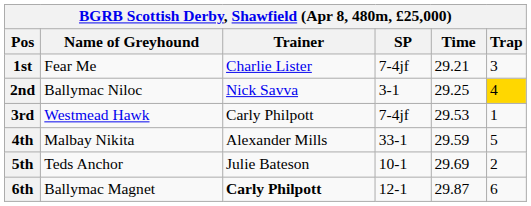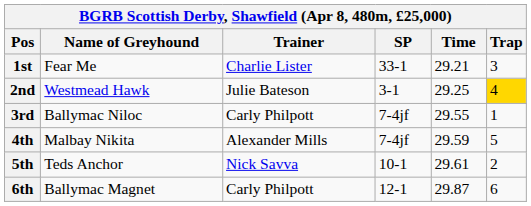(394, 66) 7-4jf -> (393, 66) 33-1
(93, 90) Ballymac Niloc -> (97, 90) Westmead Hawk
(262, 90) Nick Savva -> (268, 90) Julie Bateson
(97, 115) Westmead Hawk -> (93, 115) Ballymac Niloc
(452, 115) 29.53 -> (452, 115) 29.55
(393, 139) 33-1 -> (394, 139) 7-4jf
(268, 164) Julie Bateson -> (262, 164) Nick Savva
(452, 164) 29.69 -> (452, 164) 29.61
(274, 189) bold -> (270, 189) normal
